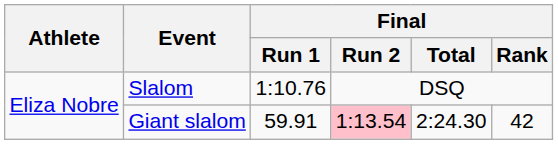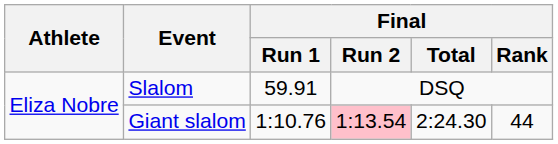(291, 88) 1:10.76 -> (291, 88) 59.91
(291, 121) 59.91 -> (291, 121) 1:10.76
(522, 121) 42 -> (522, 121) 44
